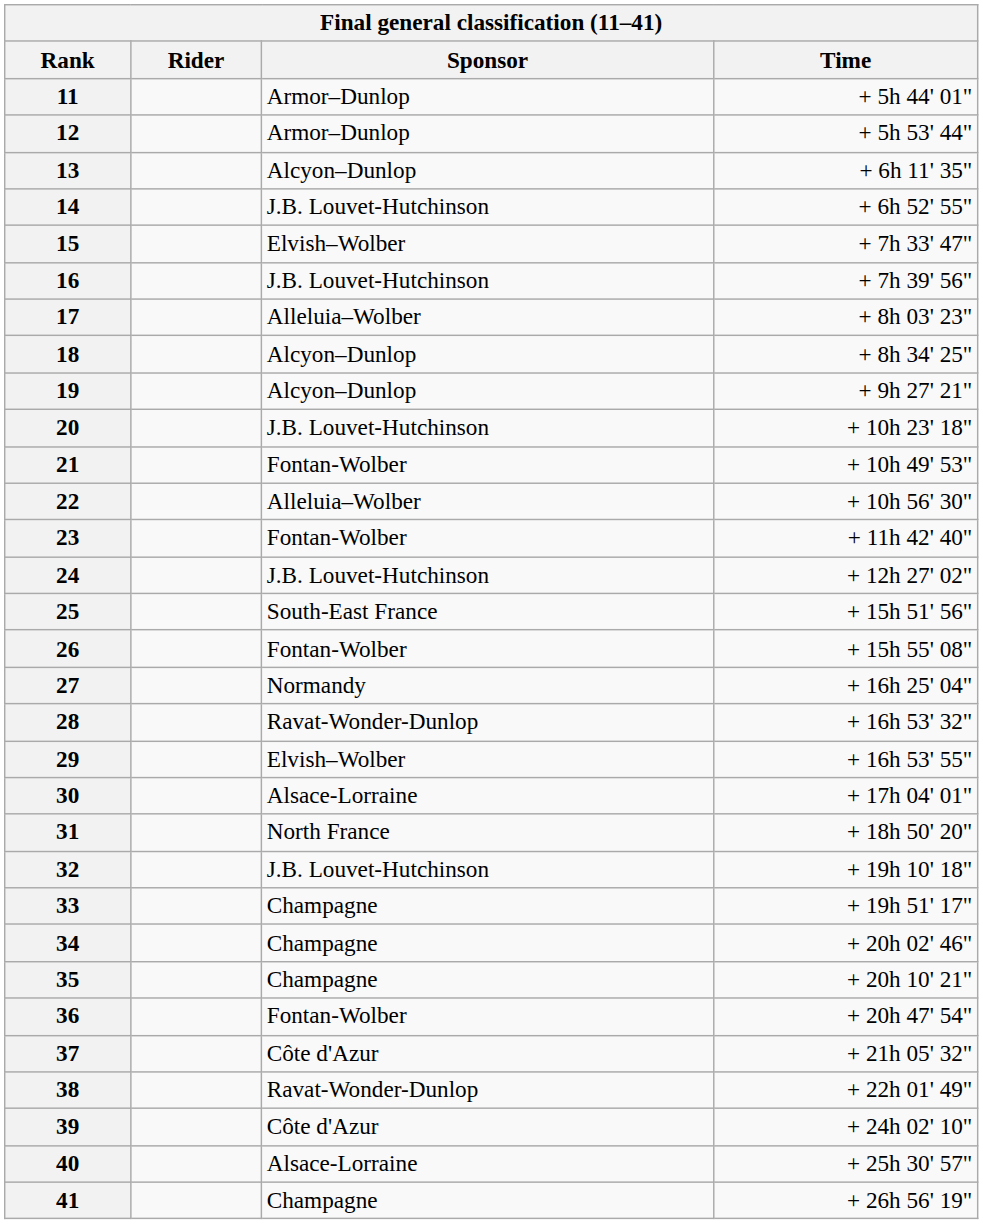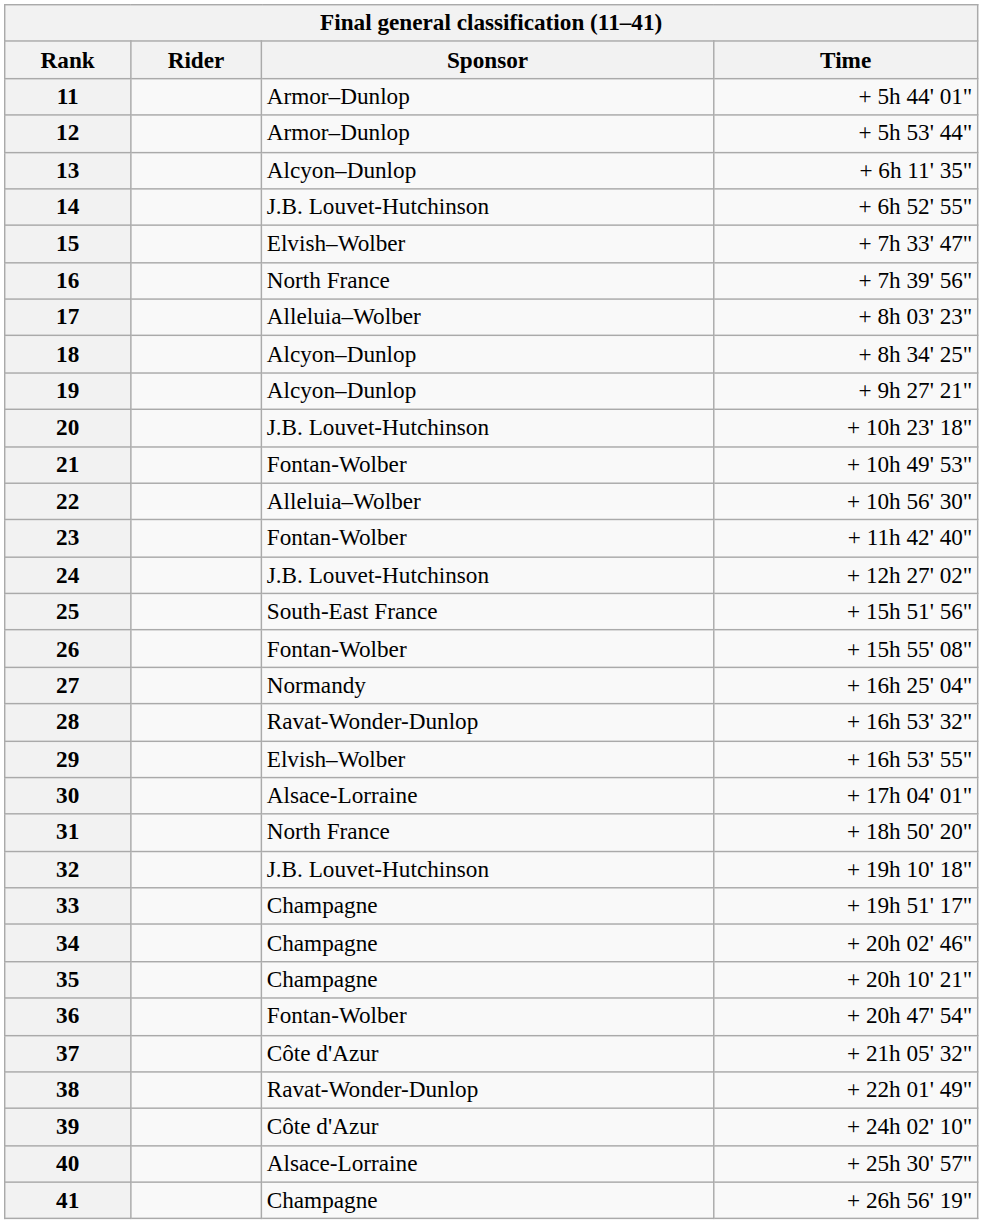(378, 280) J.B. Louvet-Hutchinson -> (328, 280) North France
